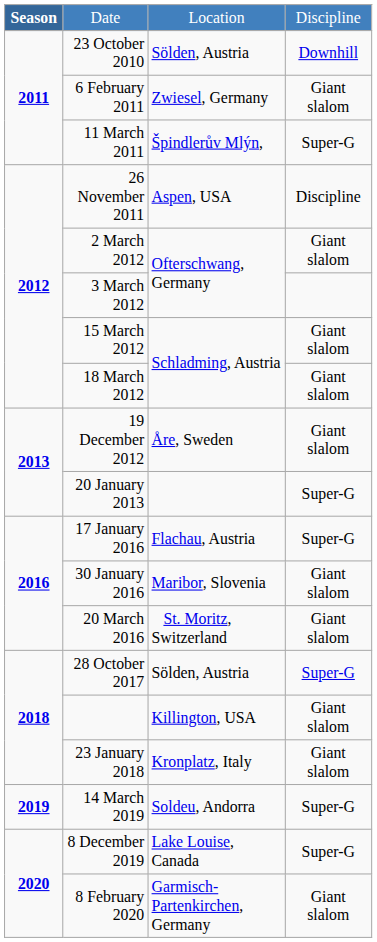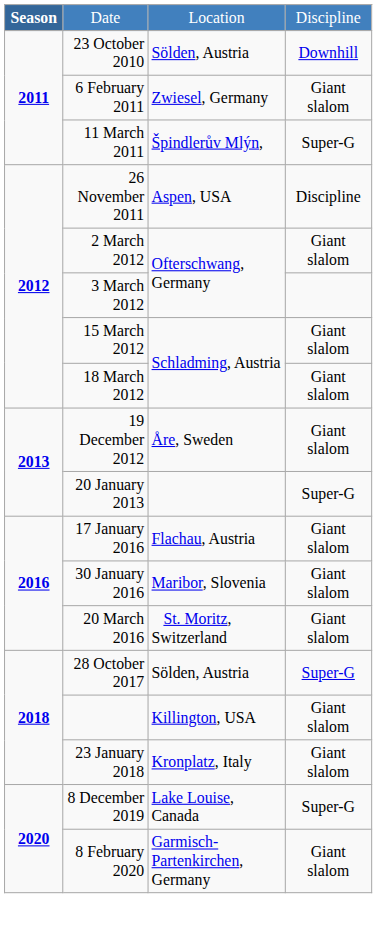(328, 538) Super-G -> (328, 538) Giant slalom
- row: (114, 807)
